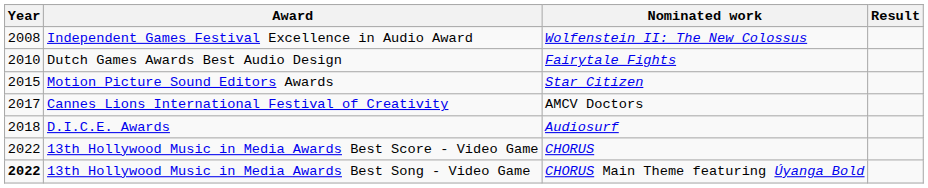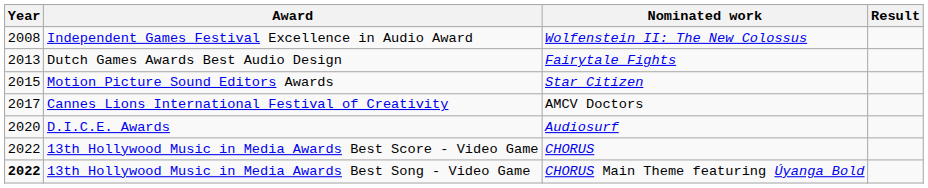(24, 60) 2010 -> (24, 60) 2013
(24, 127) 2018 -> (24, 127) 2020
